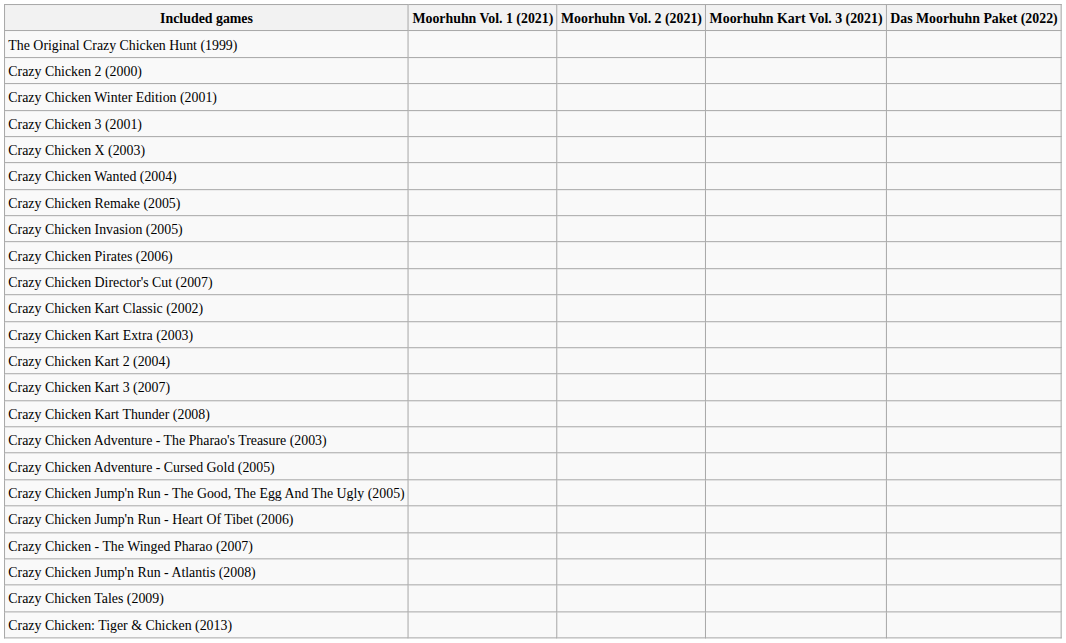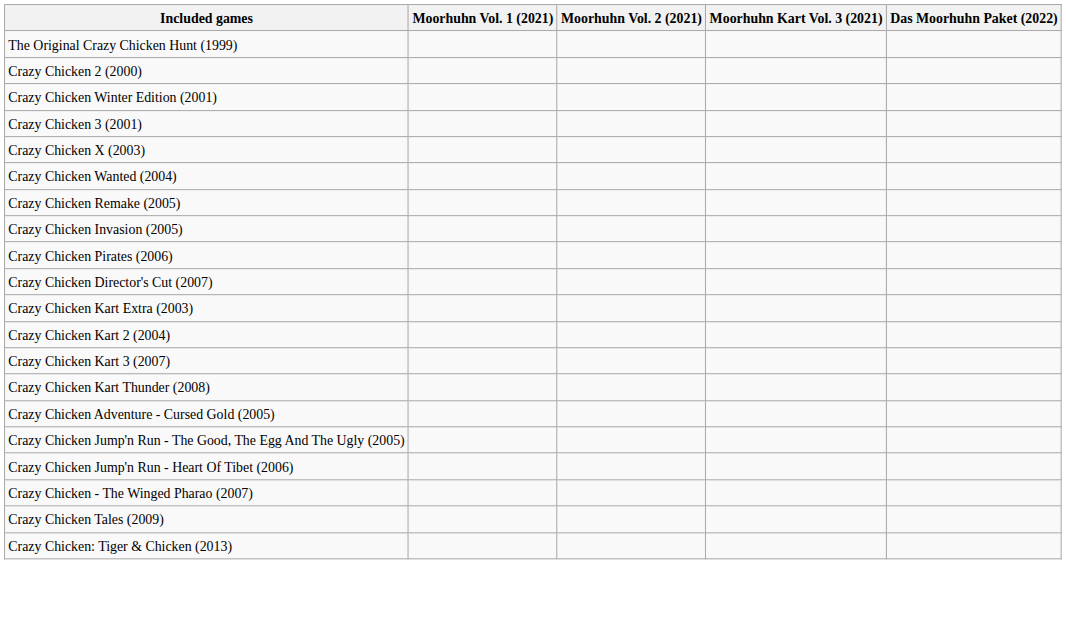- row: (106, 309)
- row: (167, 440)
- row: (132, 572)
